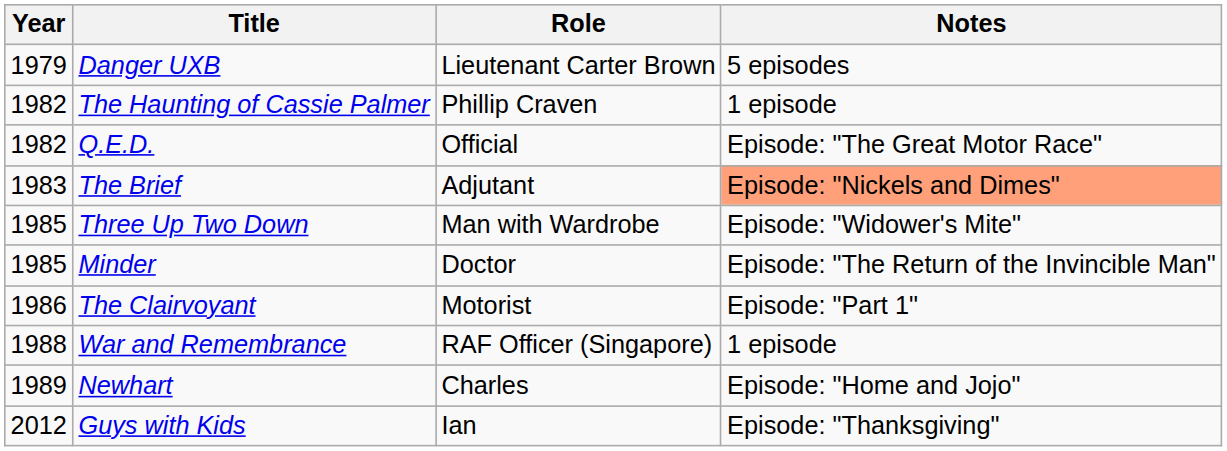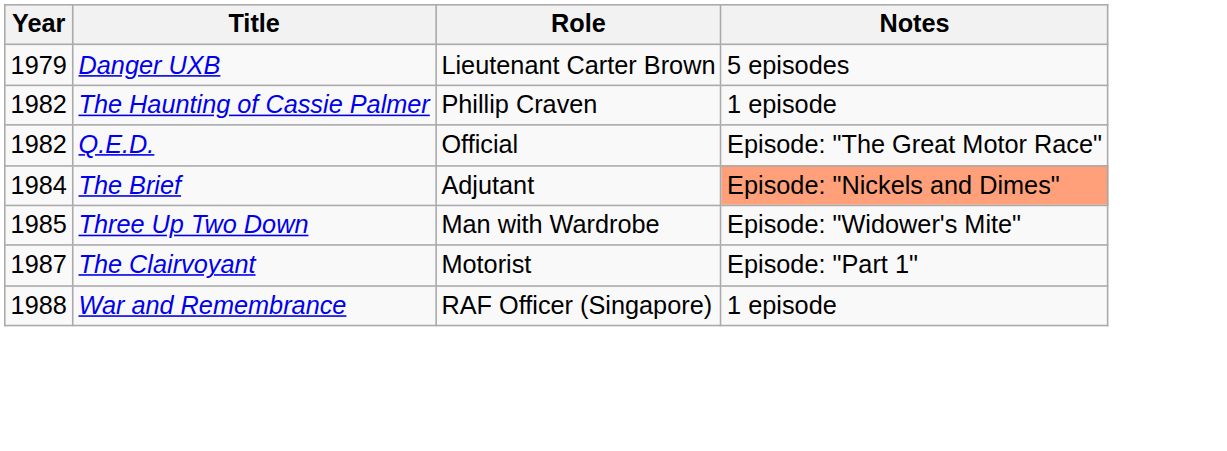(39, 184) 1983 -> (39, 184) 1984
- row: (117, 265)
(39, 305) 1986 -> (39, 265) 1987
- row: (126, 385)
- row: (162, 425)
